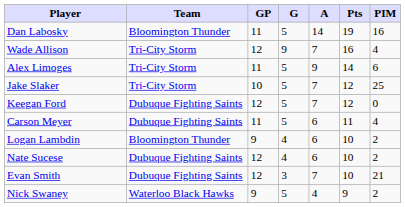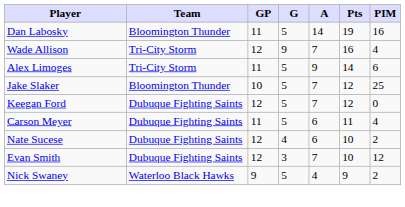(163, 85) Tri-City Storm -> (179, 85) Bloomington Thunder
- row: (43, 139)
(378, 175) 21 -> (378, 157) 12
